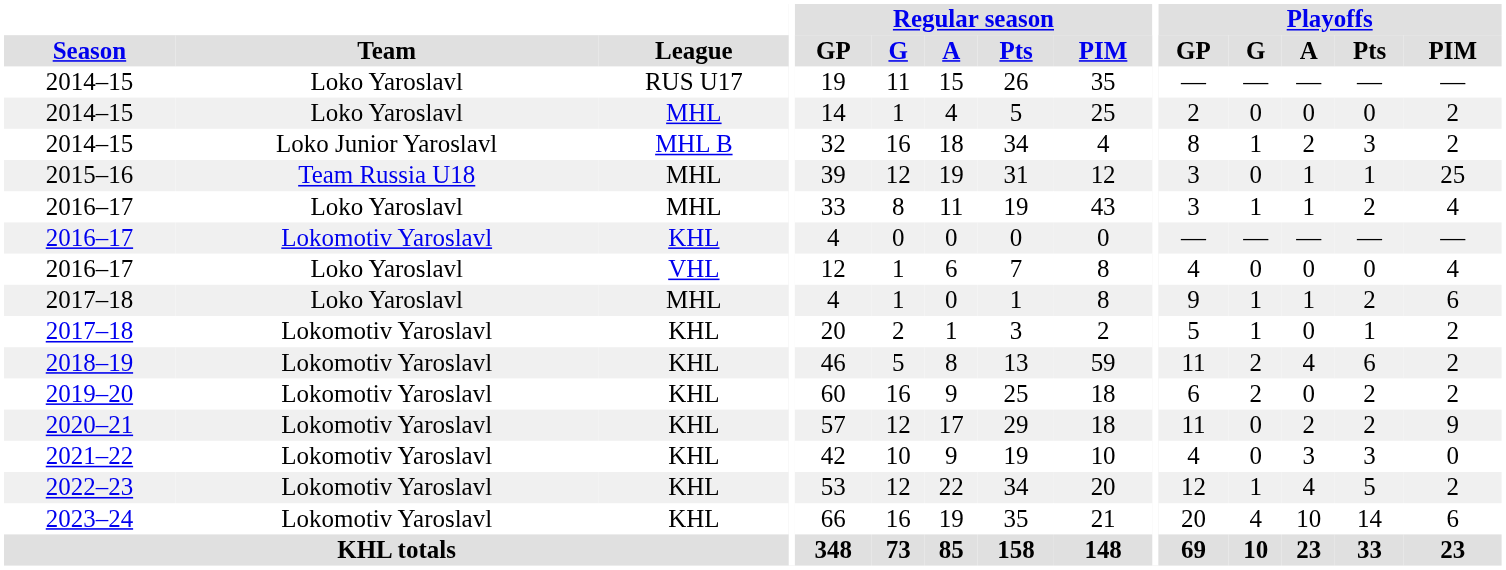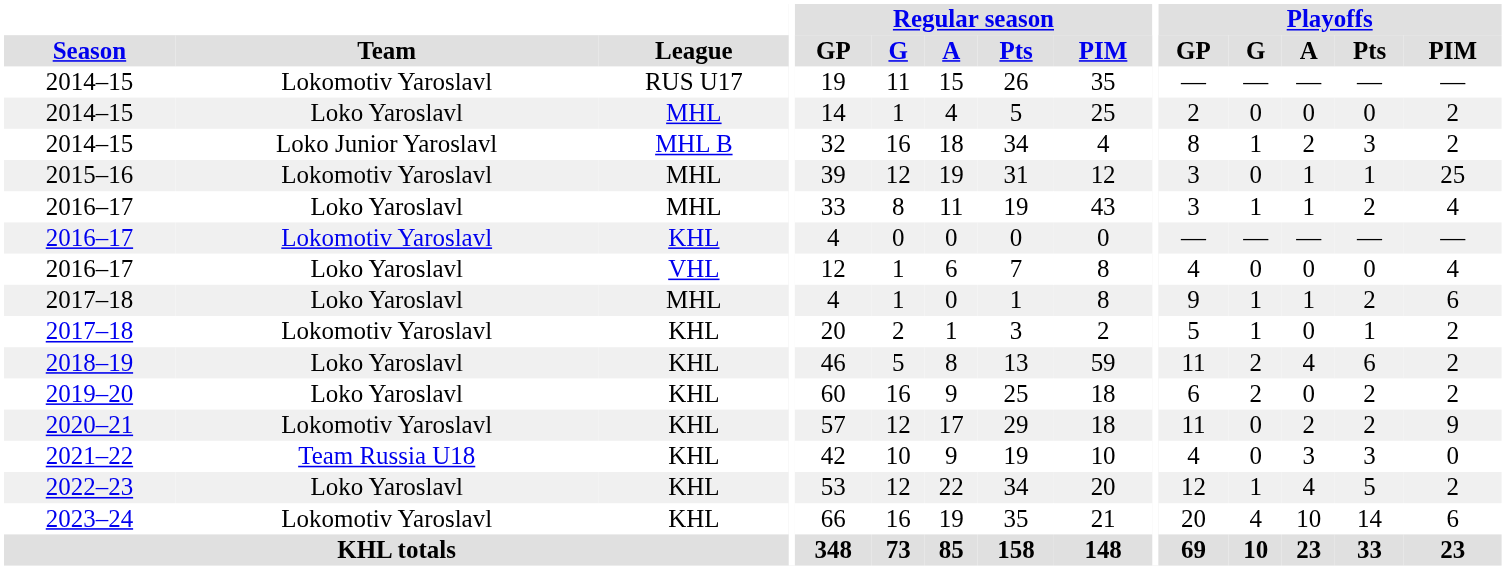(387, 81) Loko Yaroslavl -> (387, 81) Lokomotiv Yaroslavl
(387, 175) Team Russia U18 -> (387, 175) Lokomotiv Yaroslavl
(387, 362) Lokomotiv Yaroslavl -> (387, 362) Loko Yaroslavl
(387, 393) Lokomotiv Yaroslavl -> (387, 393) Loko Yaroslavl
(387, 456) Lokomotiv Yaroslavl -> (387, 456) Team Russia U18
(387, 487) Lokomotiv Yaroslavl -> (387, 487) Loko Yaroslavl
